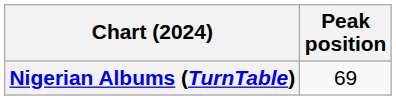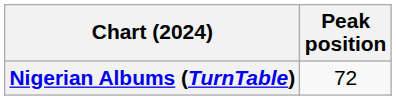(346, 77) 69 -> (346, 77) 72
